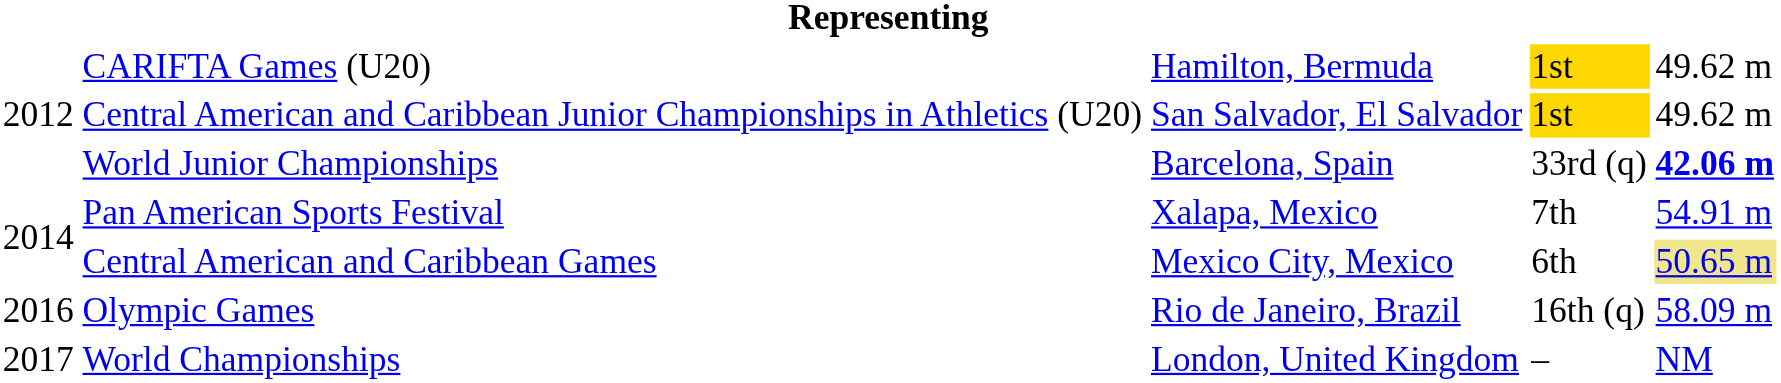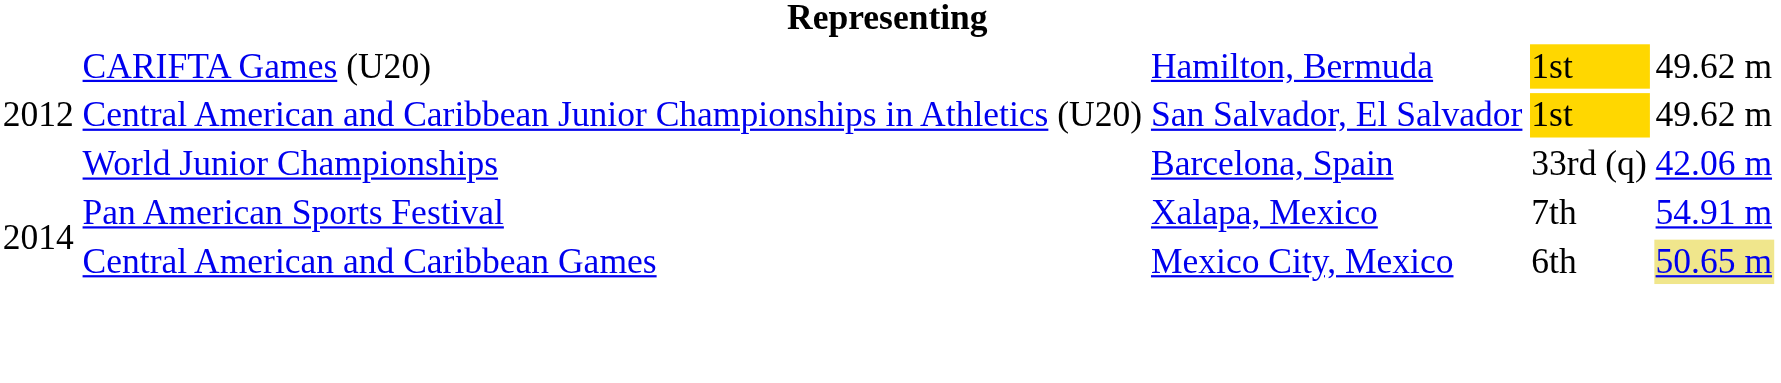(1715, 163) bold -> (1714, 163) normal
- row: (198, 310)
- row: (241, 358)
